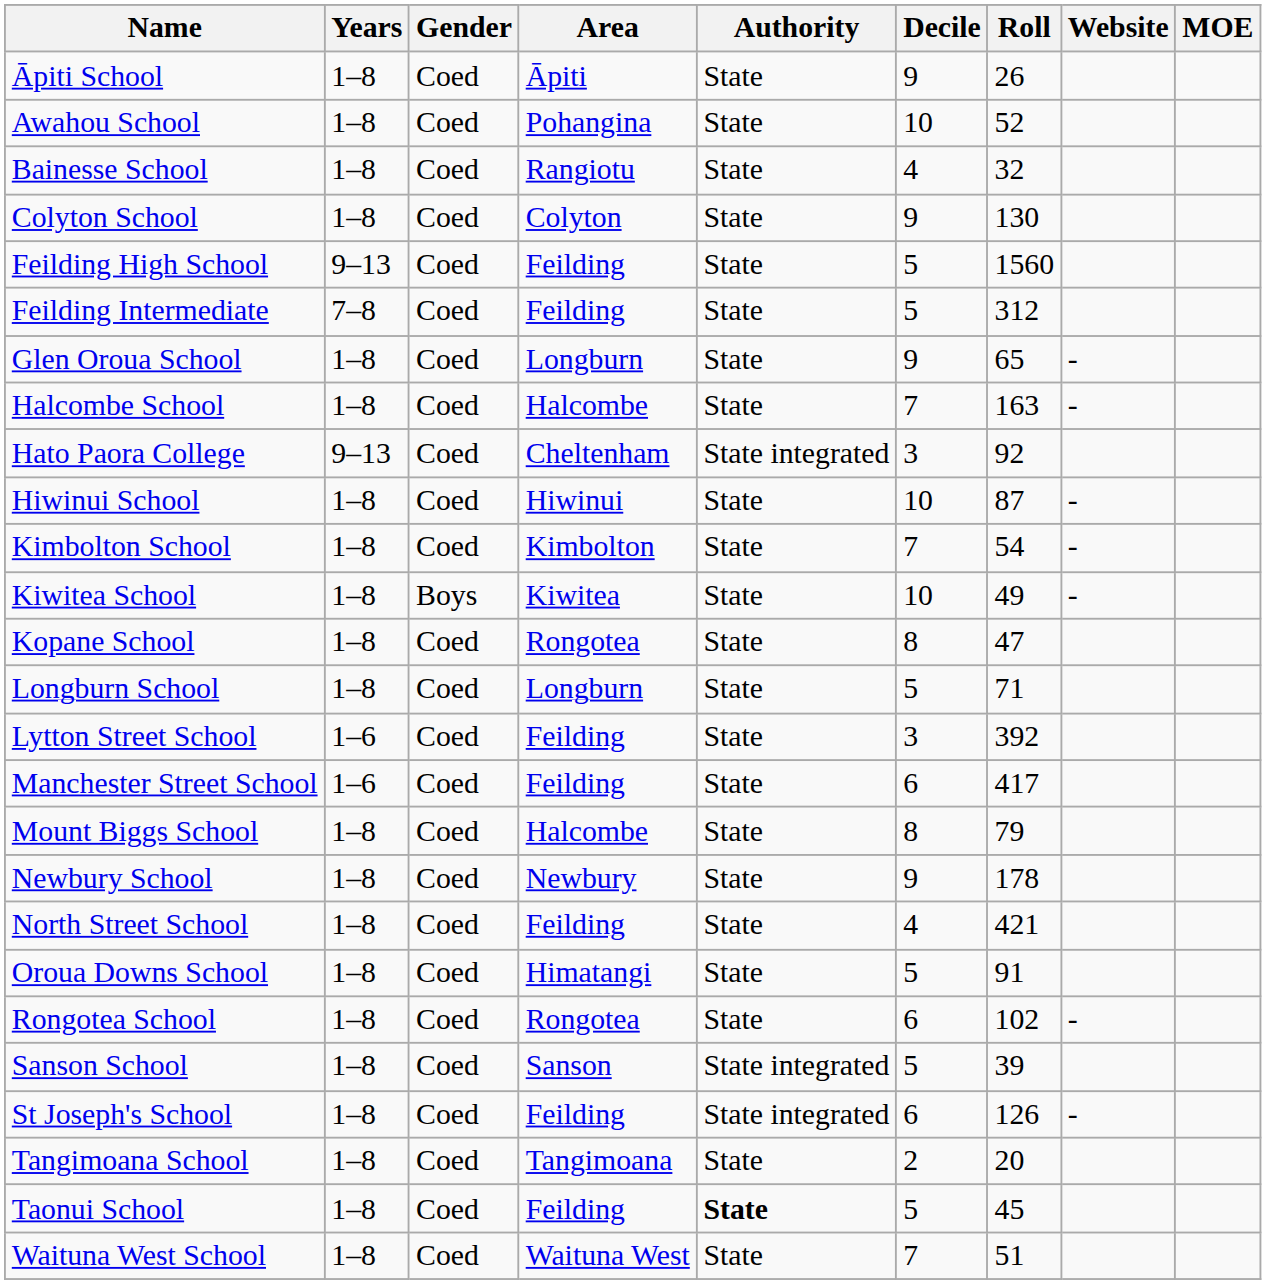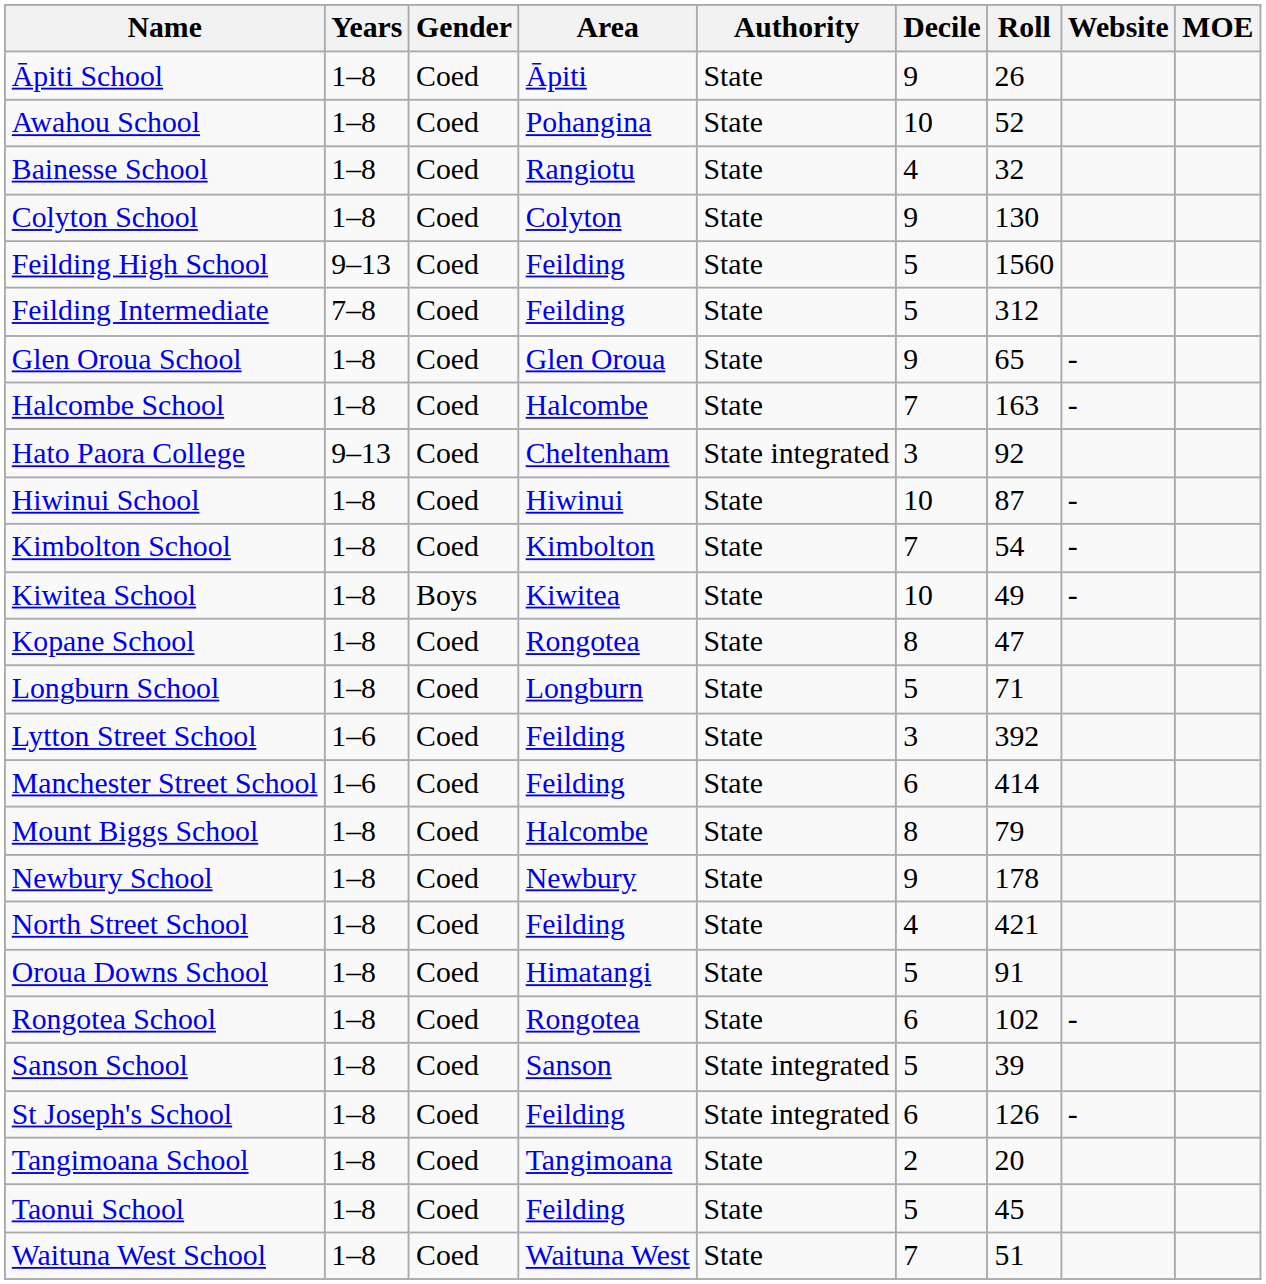(584, 358) Longburn -> (596, 358) Glen Oroua
(1017, 783) 417 -> (1017, 783) 414
(736, 1208) bold -> (733, 1208) normal
